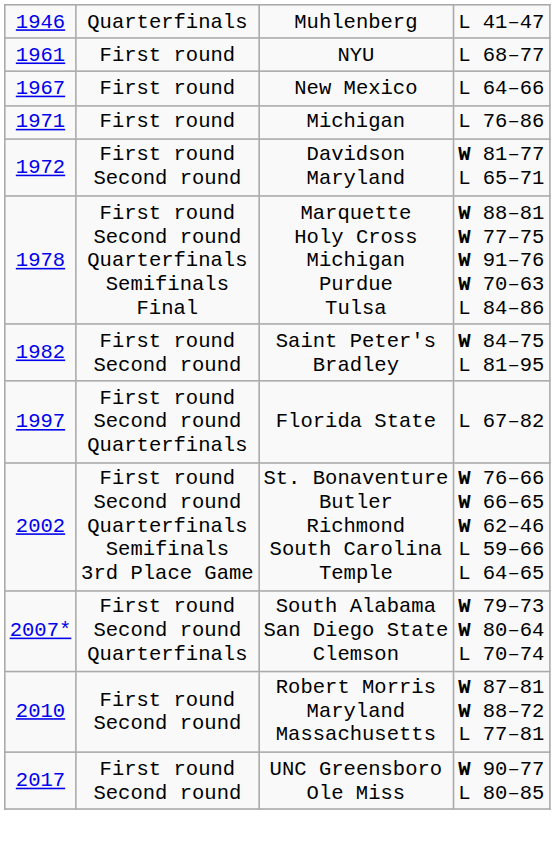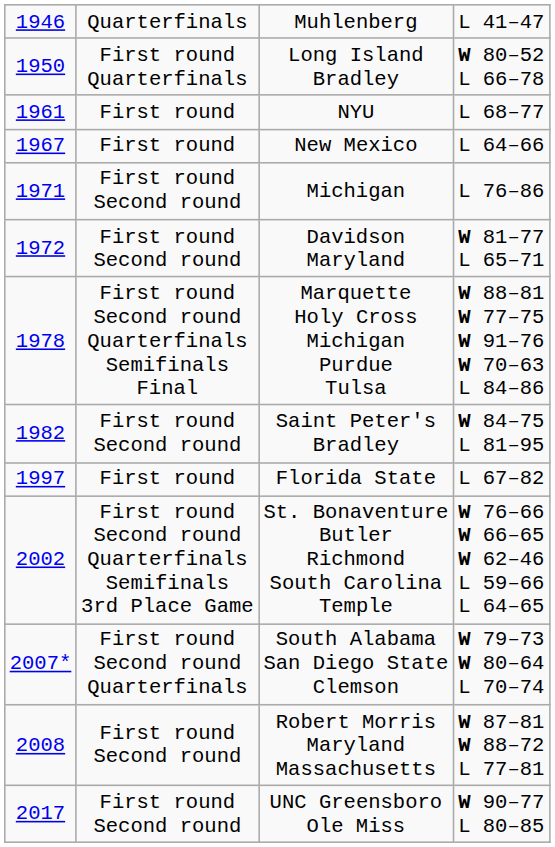+ row: (356, 67)
(167, 122) First round -> (167, 191) First round Second round
(167, 422) First round Second round Quarterfinals -> (167, 479) First round
(40, 712) 2010 -> (40, 745) 2008
